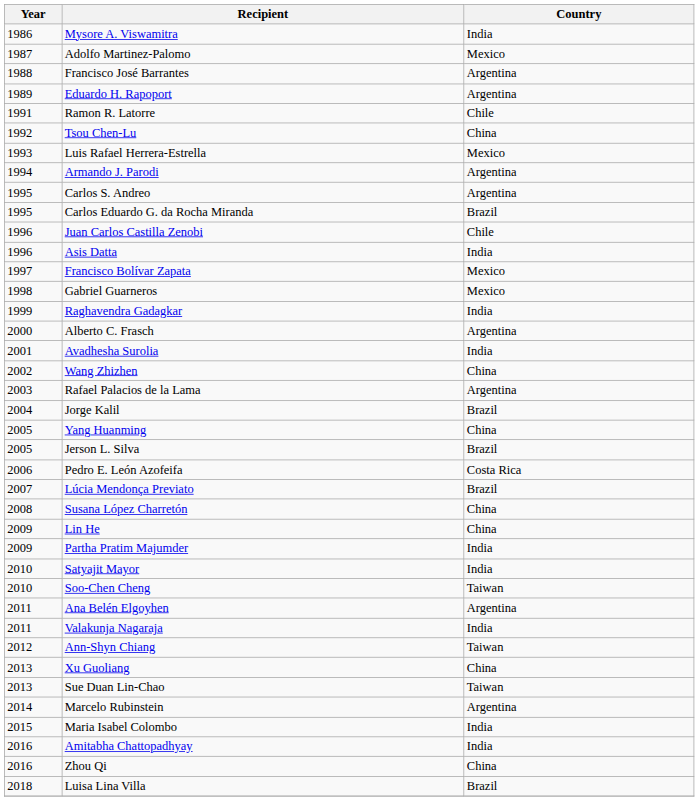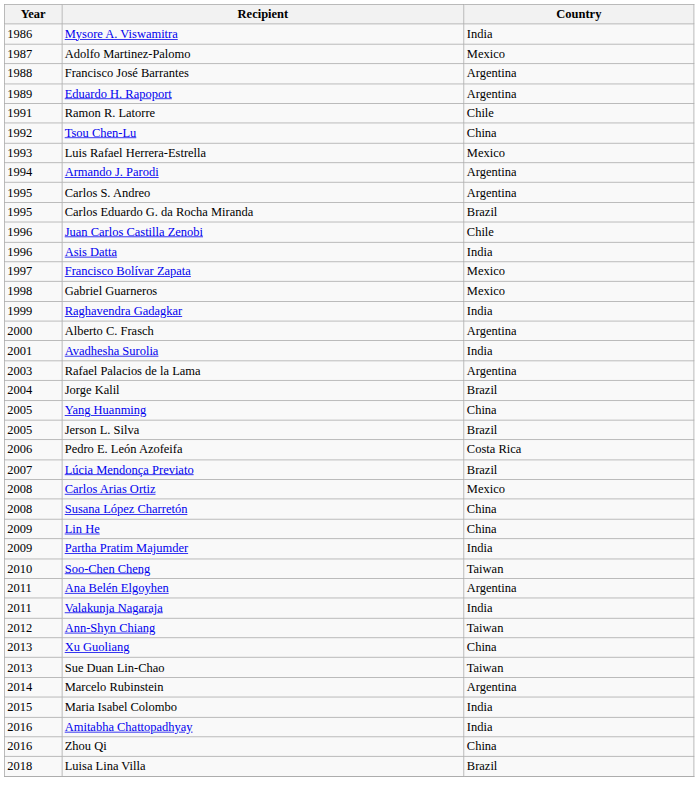- row: (101, 370)
+ row: (110, 489)
- row: (102, 568)
